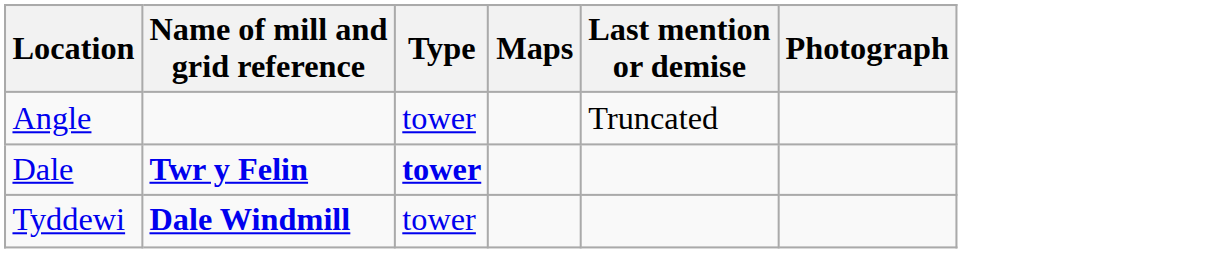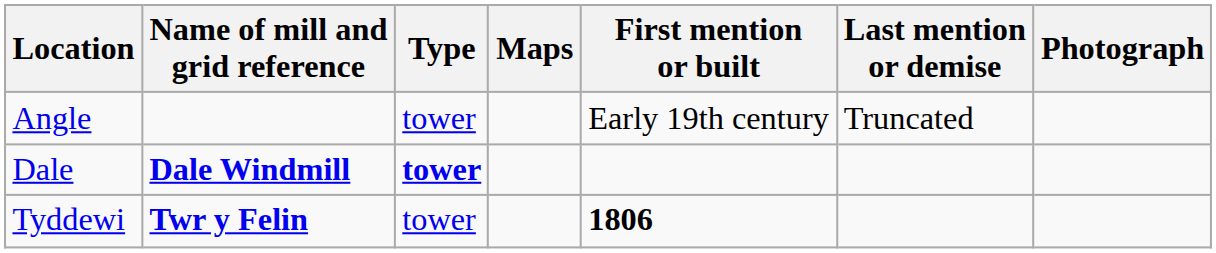+ column: (709, 48)
(229, 169) Twr y Felin -> (250, 169) Dale Windmill
(250, 220) Dale Windmill -> (229, 220) Twr y Felin
